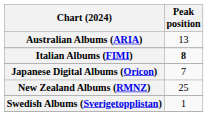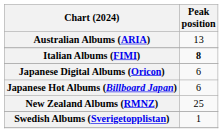(184, 71) 7 -> (199, 71) 6
+ row: (92, 87)
